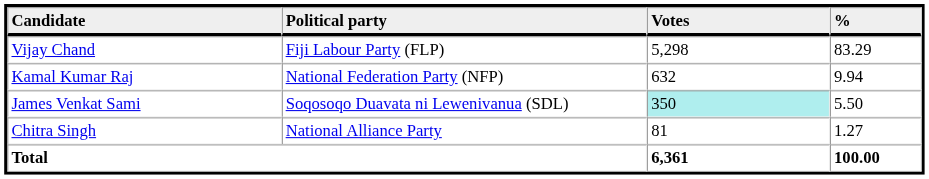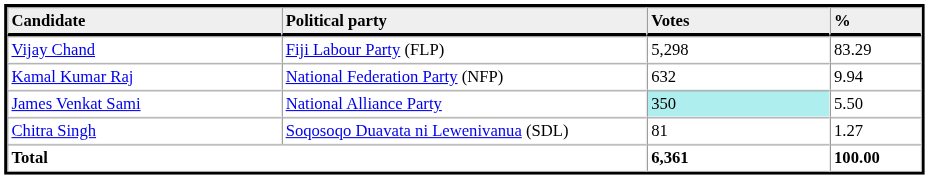(427, 103) Soqosoqo Duavata ni Lewenivanua (SDL) -> (364, 103) National Alliance Party
(364, 130) National Alliance Party -> (427, 130) Soqosoqo Duavata ni Lewenivanua (SDL)
